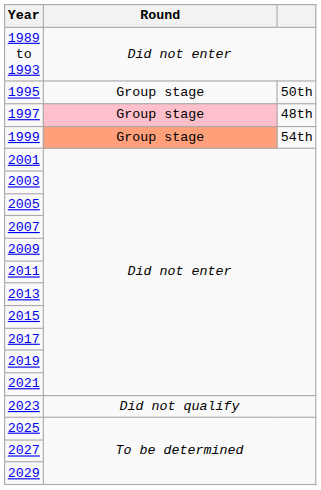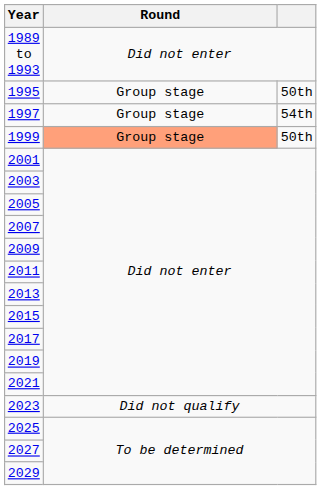(160, 115) pink background -> (160, 115) no background
(297, 115) 48th -> (297, 115) 54th
(297, 137) 54th -> (297, 137) 50th
